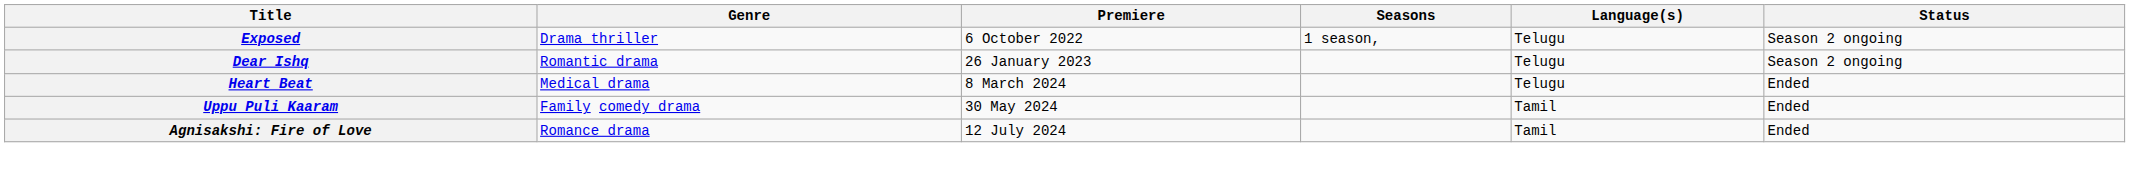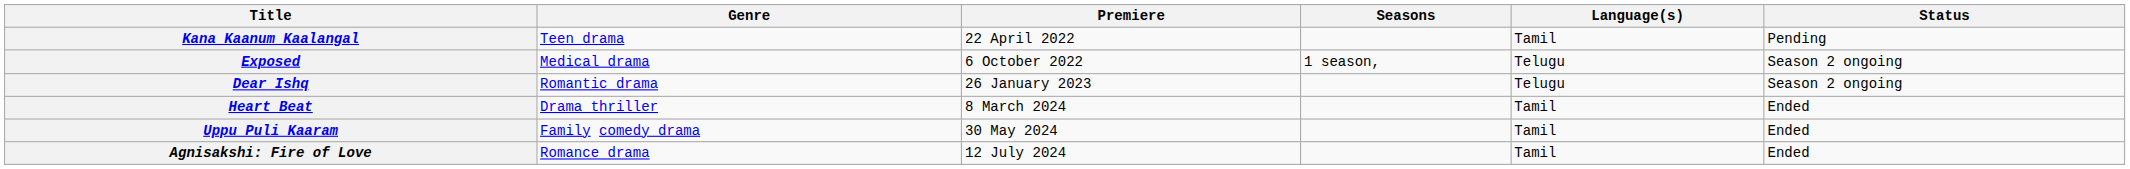+ row: (271, 39)
(599, 39) Drama thriller -> (595, 62) Medical drama
(595, 85) Medical drama -> (599, 108) Drama thriller
(1540, 85) Telugu -> (1535, 108) Tamil
